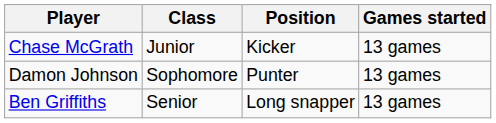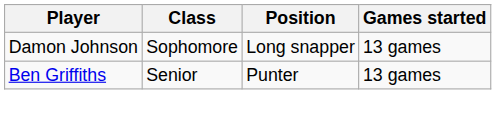- row: (71, 46)
(272, 74) Punter -> (300, 46) Long snapper
(300, 103) Long snapper -> (272, 74) Punter
